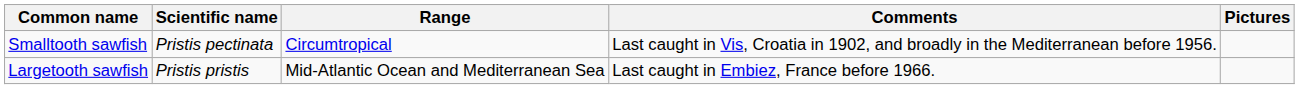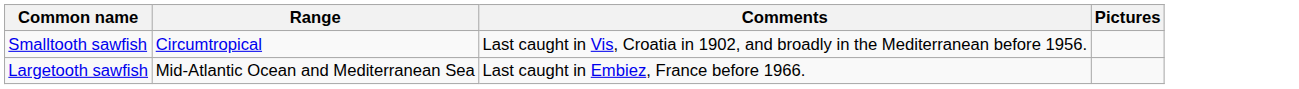- column: (217, 17)
